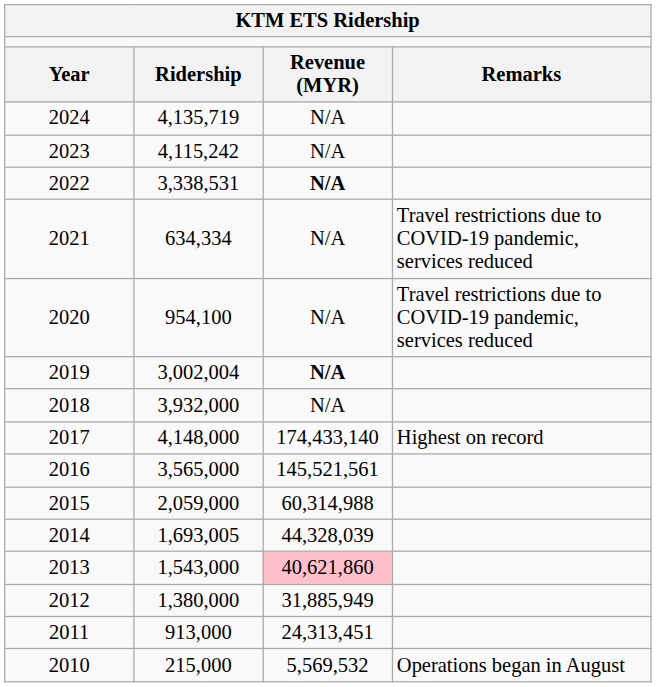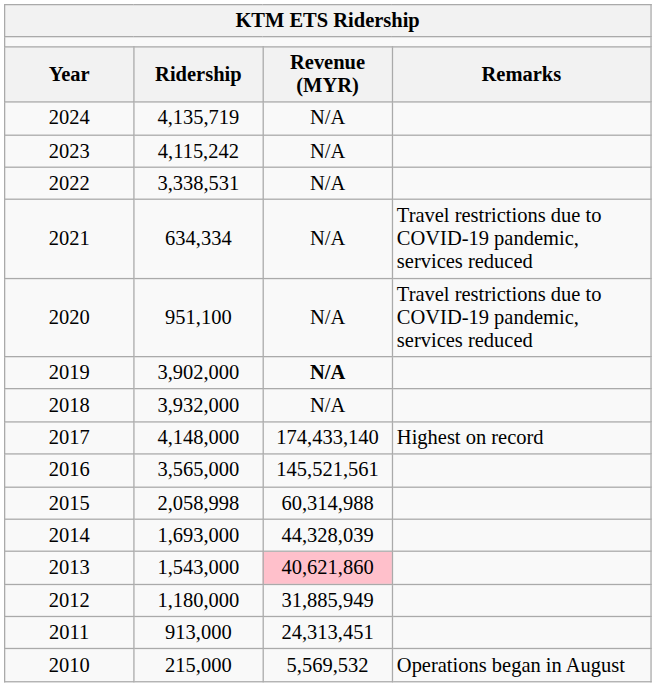(328, 183) bold -> (328, 183) normal
(198, 317) 954,100 -> (198, 317) 951,100
(198, 372) 3,002,004 -> (198, 372) 3,902,000
(198, 502) 2,059,000 -> (198, 502) 2,058,998
(198, 535) 1,693,005 -> (198, 535) 1,693,000
(198, 600) 1,380,000 -> (198, 600) 1,180,000
